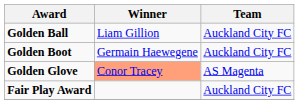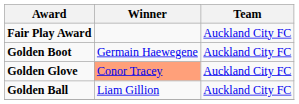rows swapped: (38, 33) <-> (49, 90)
(234, 71) AS Magenta -> (247, 71) Auckland City FC
